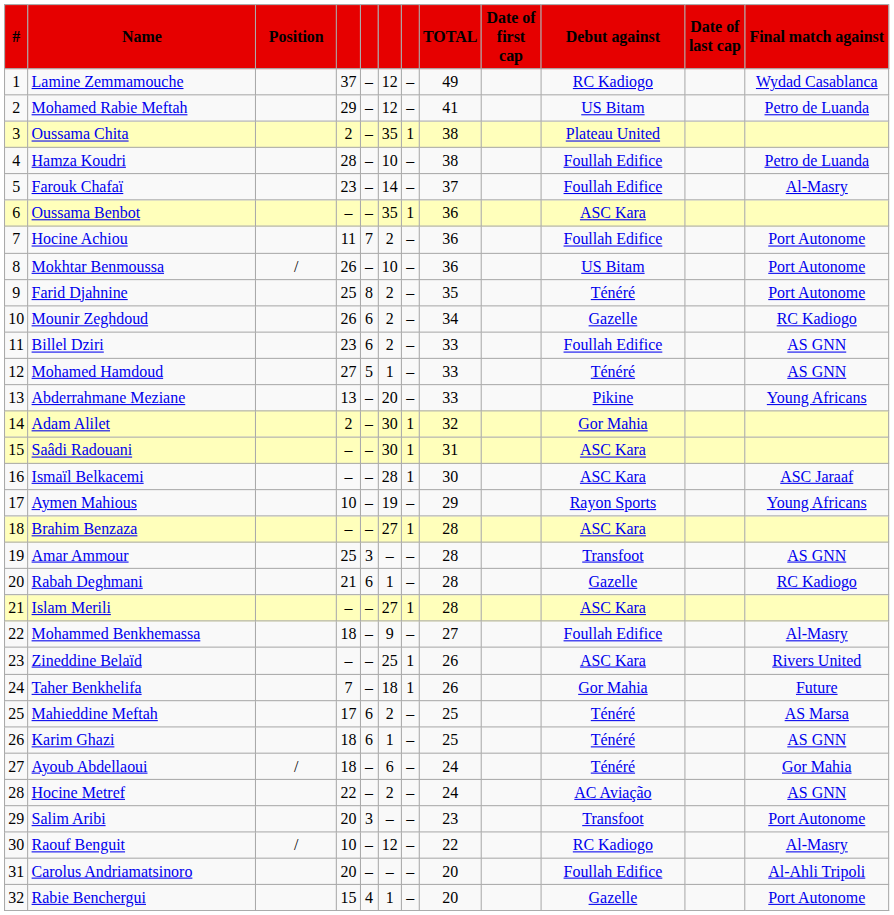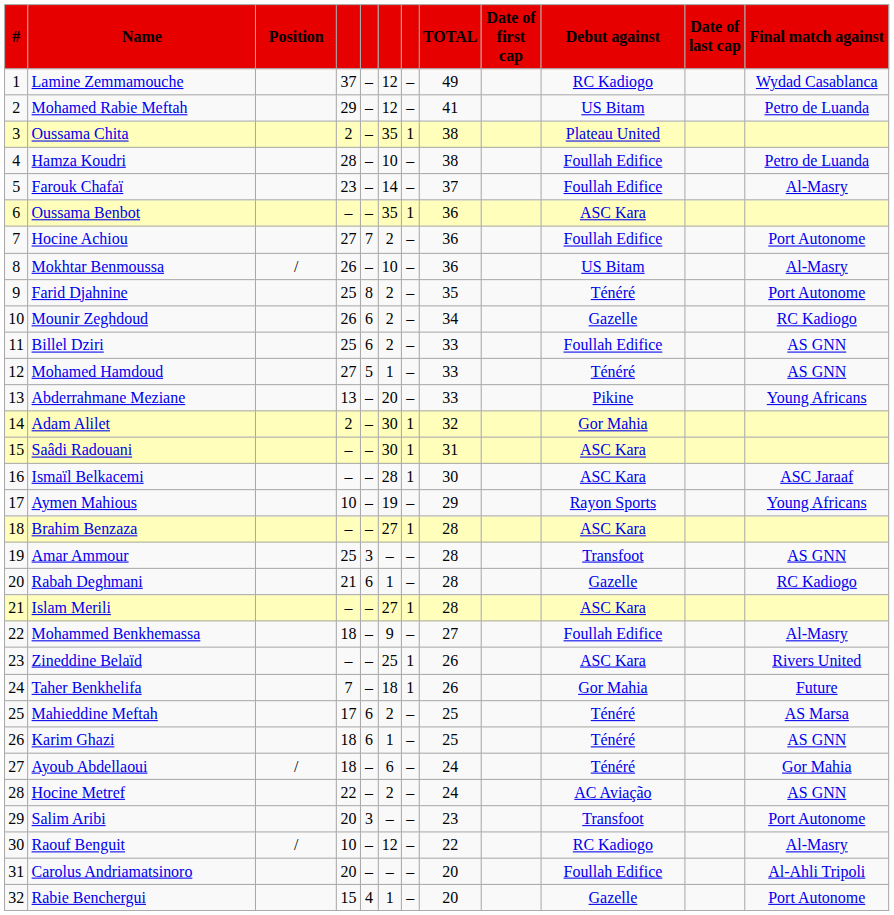(348, 239) 11 -> (348, 239) 27
(817, 266) Port Autonome -> (817, 266) Al-Masry
(348, 345) 23 -> (348, 345) 25
